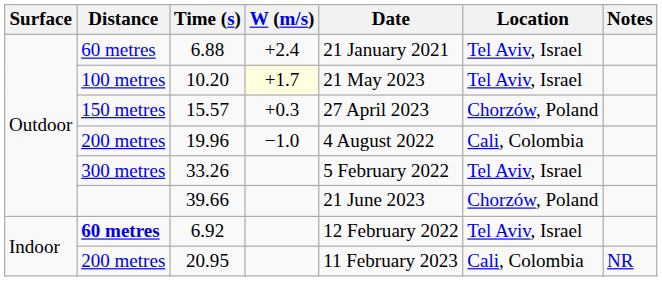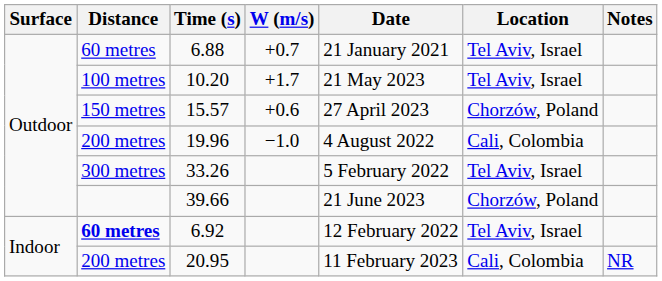(282, 49) +2.4 -> (282, 49) +0.7
(282, 79) lightyellow background -> (282, 79) no background
(282, 110) +0.3 -> (282, 110) +0.6
